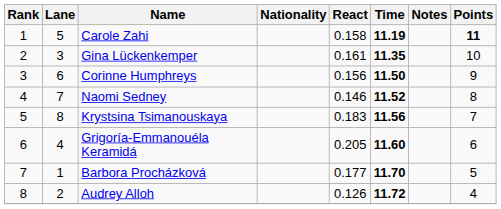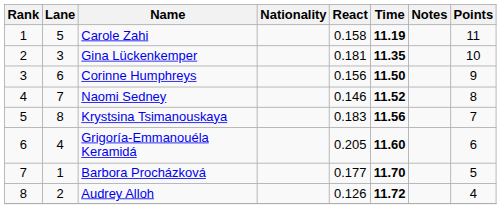(473, 35) bold -> (473, 35) normal
(350, 55) 0.161 -> (350, 55) 0.181
